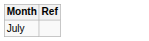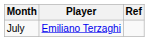+ column: (81, 12)
